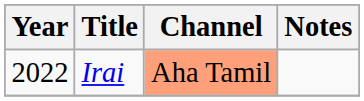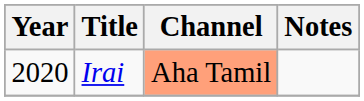(40, 72) 2022 -> (40, 72) 2020
